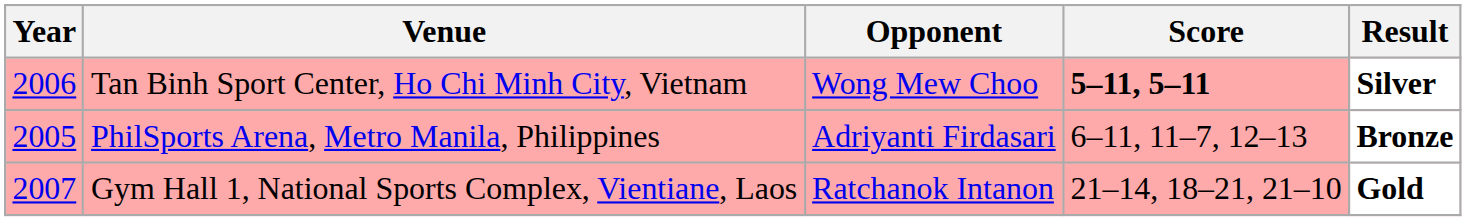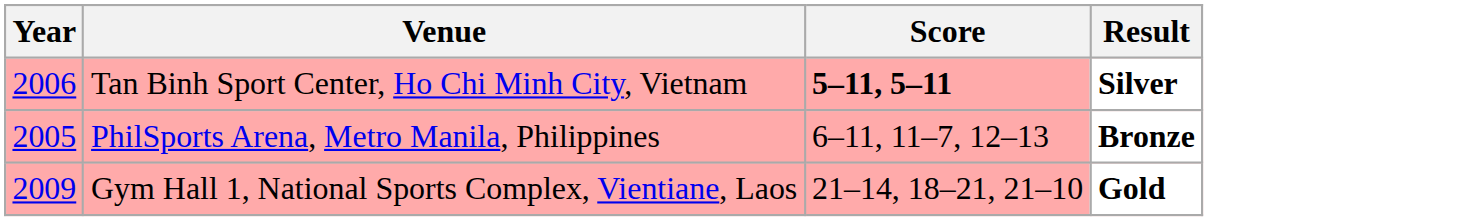- column: (934, 31)
(44, 188) 2007 -> (44, 188) 2009
